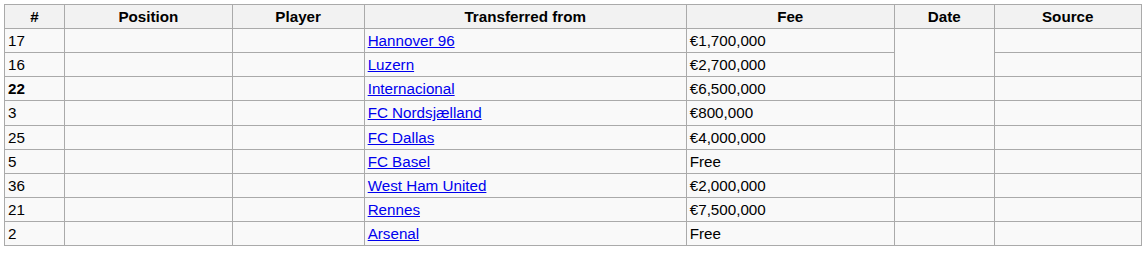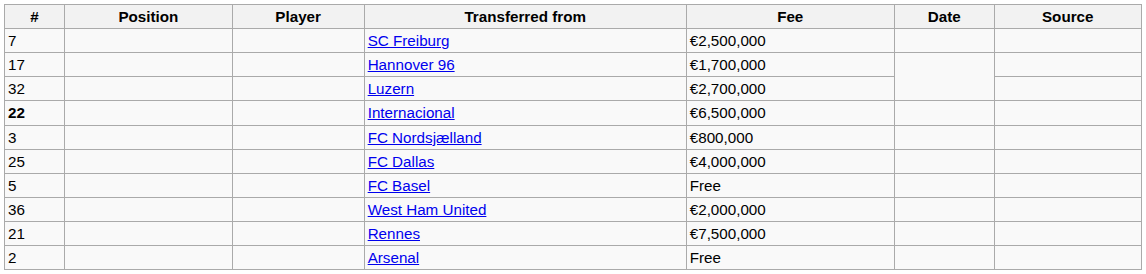+ row: (409, 41)
(16, 65) 16 -> (16, 89) 32
